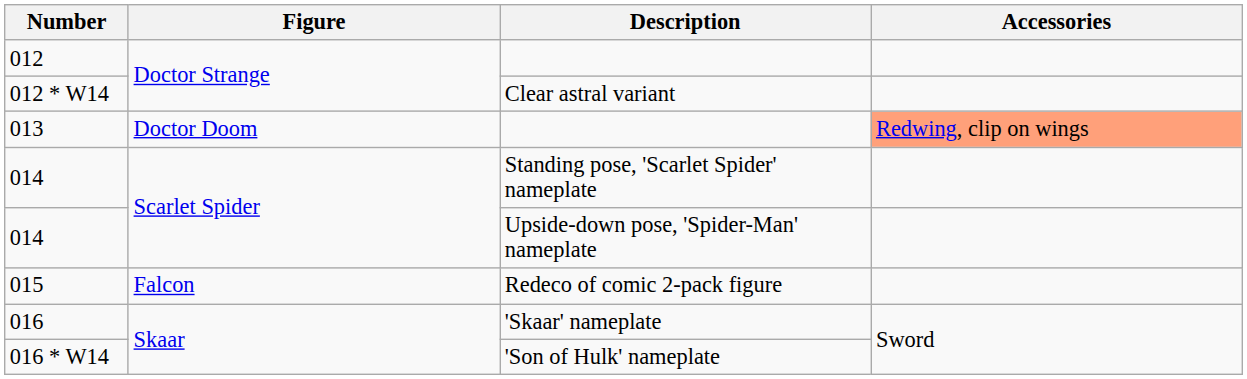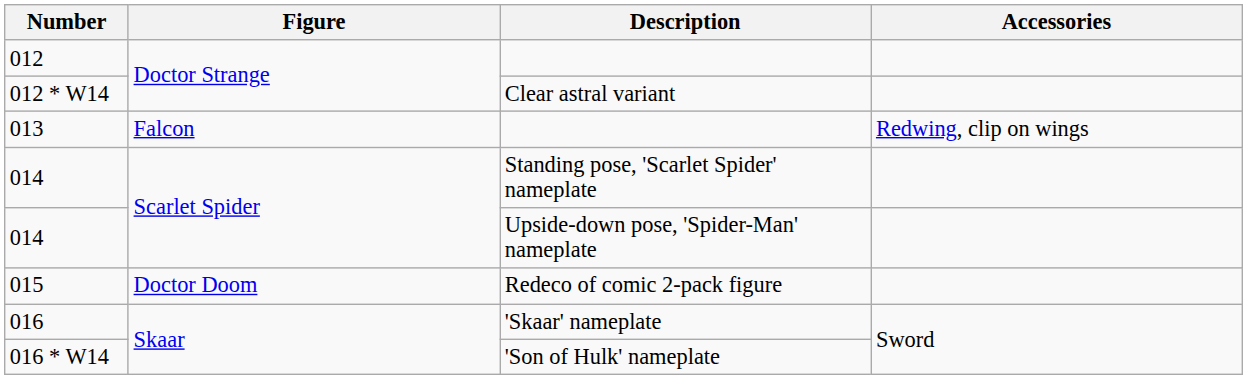(195, 128) Doctor Doom -> (164, 128) Falcon
(982, 128) lightsalmon background -> (982, 128) no background
(164, 285) Falcon -> (195, 285) Doctor Doom
